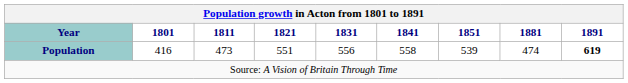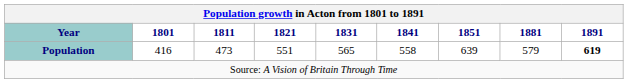(346, 51) 556 -> (346, 51) 565
(469, 51) 539 -> (469, 51) 639
(531, 51) 474 -> (531, 51) 579
